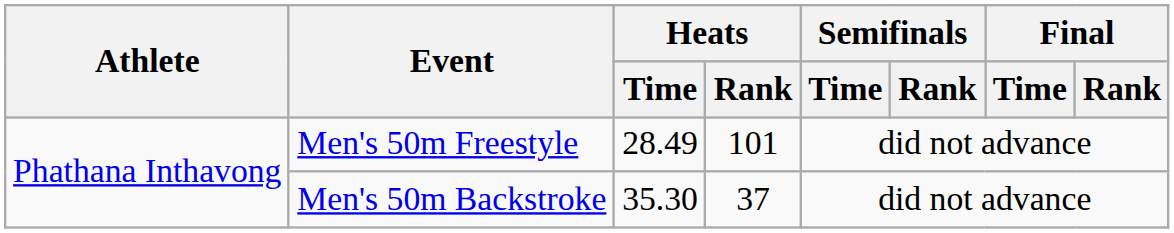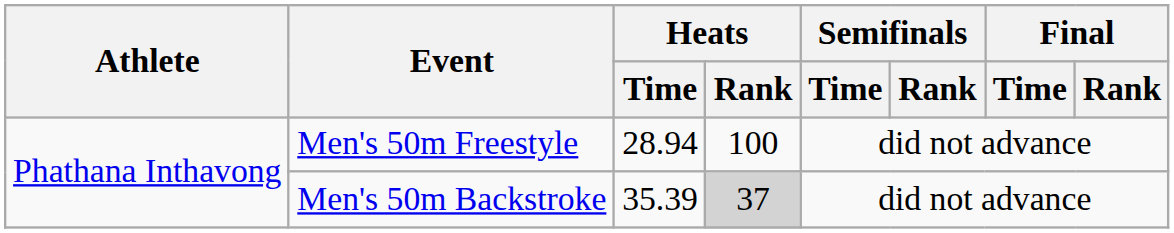(660, 143) 28.49 -> (660, 143) 28.94
(753, 143) 101 -> (753, 143) 100
(660, 199) 35.30 -> (660, 199) 35.39
(753, 199) no background -> (753, 199) lightgrey background
